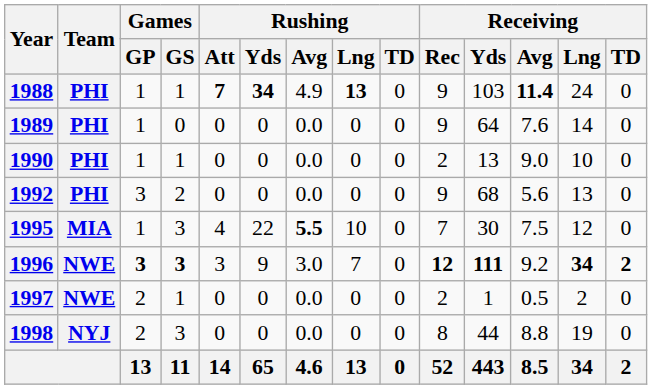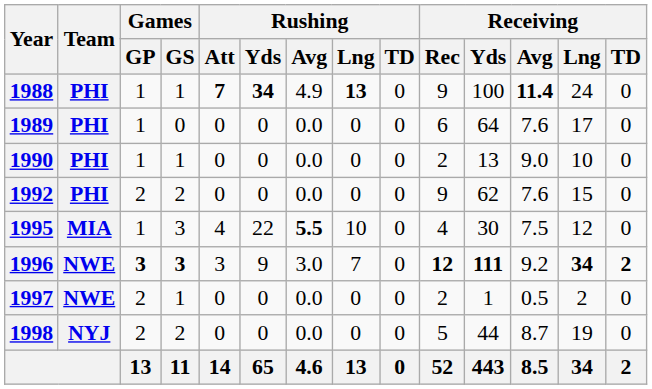(488, 90) 103 -> (488, 90) 100
(442, 125) 9 -> (442, 125) 6
(582, 125) 14 -> (582, 125) 17
(140, 194) 3 -> (140, 194) 2
(488, 194) 68 -> (488, 194) 62
(535, 194) 5.6 -> (535, 194) 7.6
(582, 194) 13 -> (582, 194) 15
(442, 228) 7 -> (442, 228) 4
(180, 332) 3 -> (180, 332) 2
(442, 332) 8 -> (442, 332) 5
(535, 332) 8.8 -> (535, 332) 8.7
